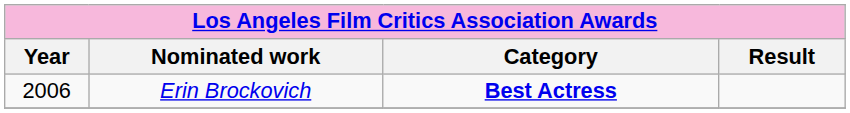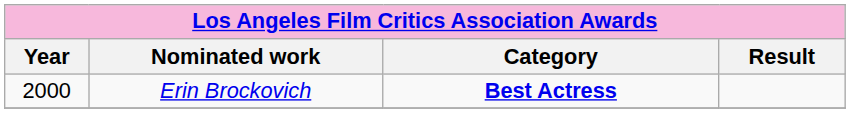(47, 90) 2006 -> (47, 90) 2000
